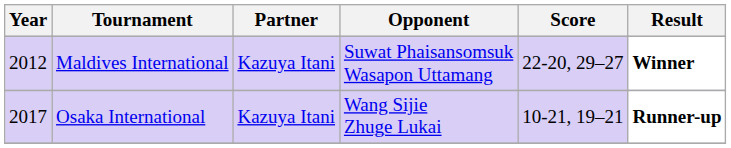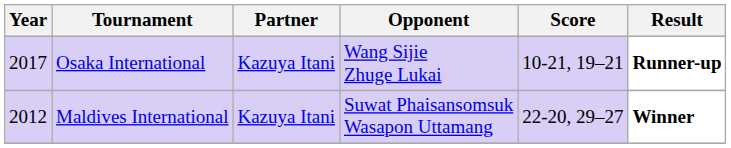rows swapped: (131, 116) <-> (142, 63)
